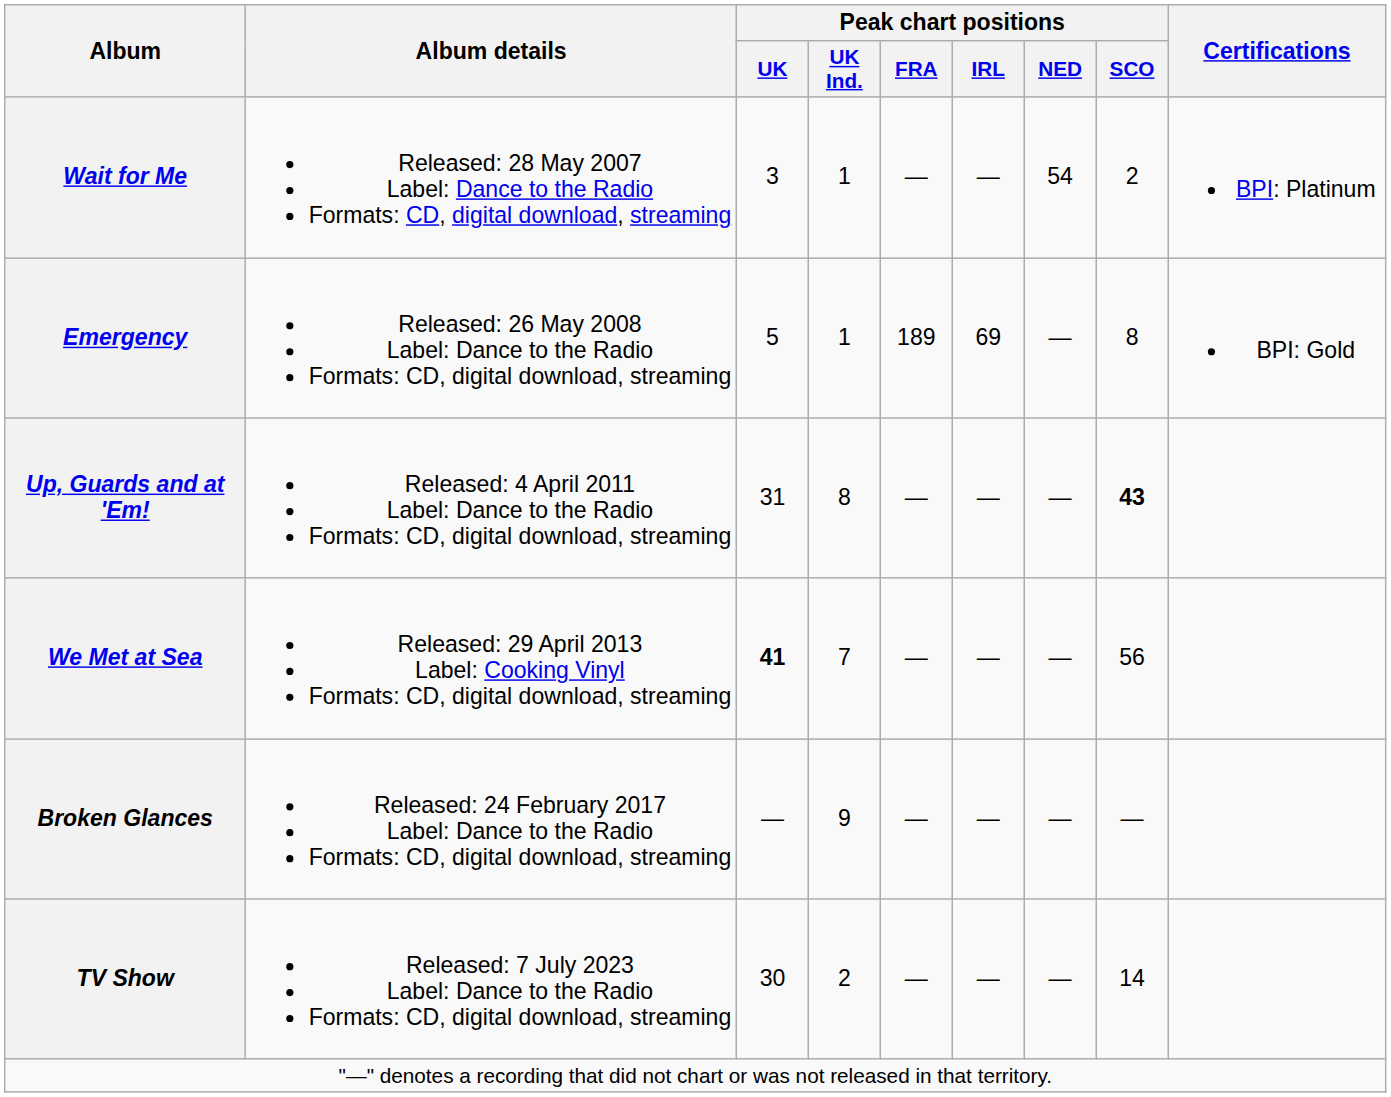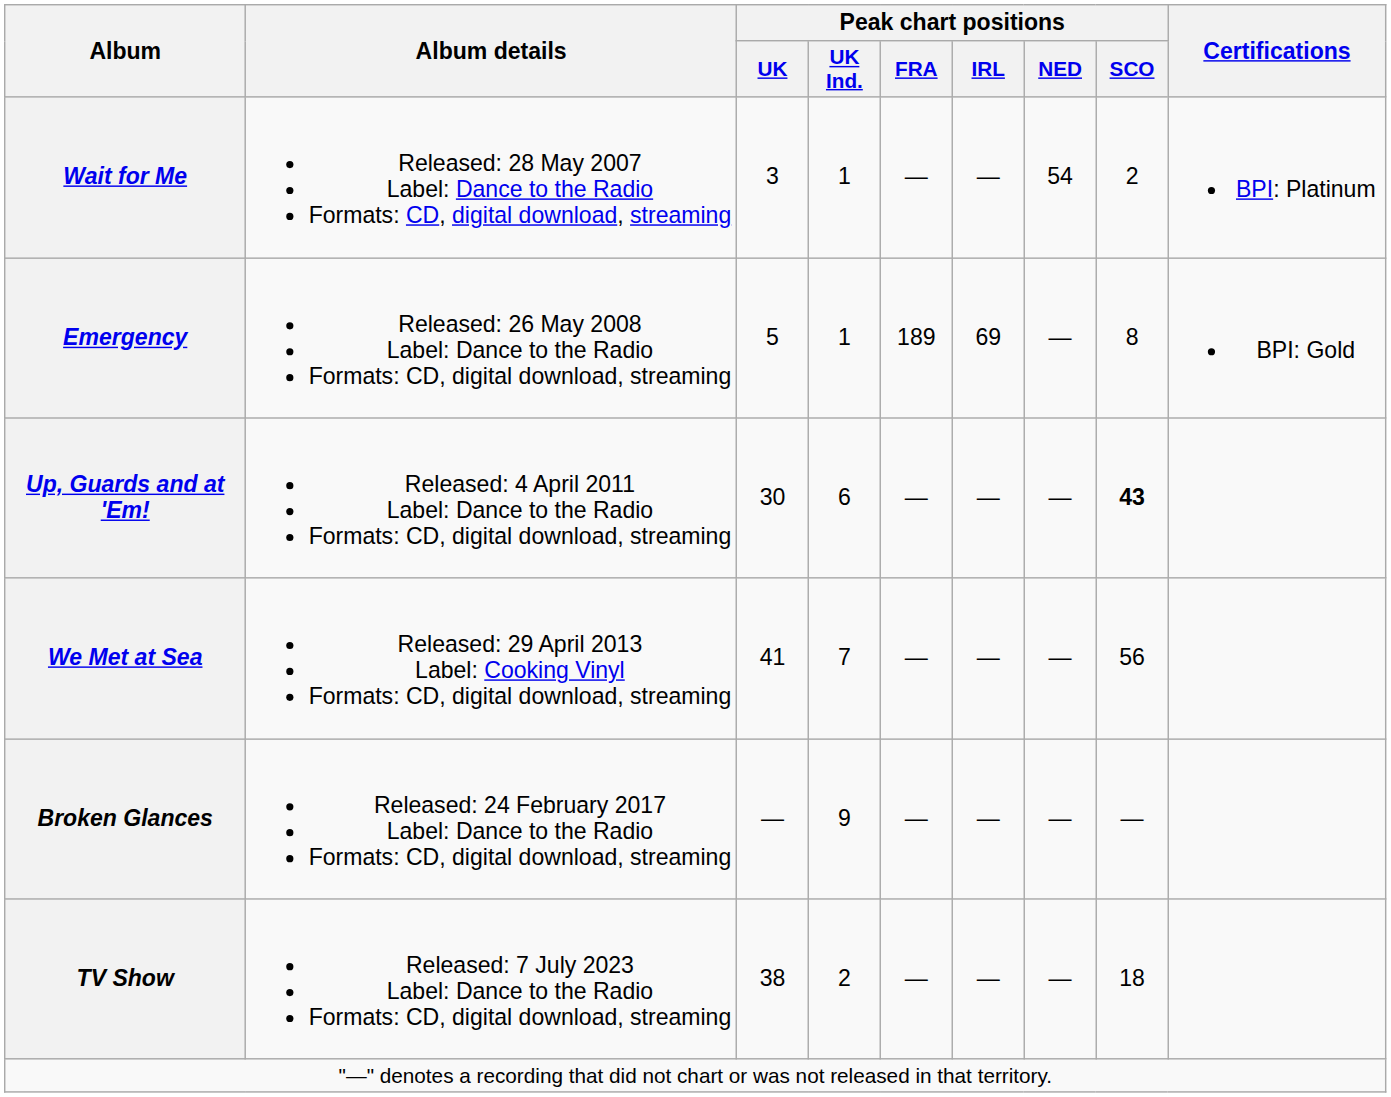(772, 497) 31 -> (772, 497) 30
(844, 497) 8 -> (844, 497) 6
(772, 658) bold -> (772, 658) normal
(772, 978) 30 -> (772, 978) 38
(1132, 978) 14 -> (1132, 978) 18
